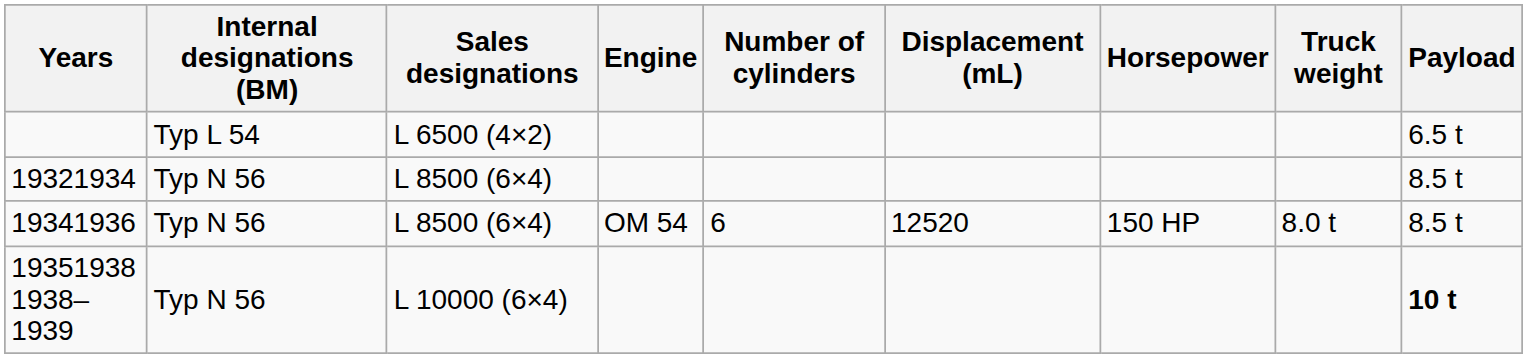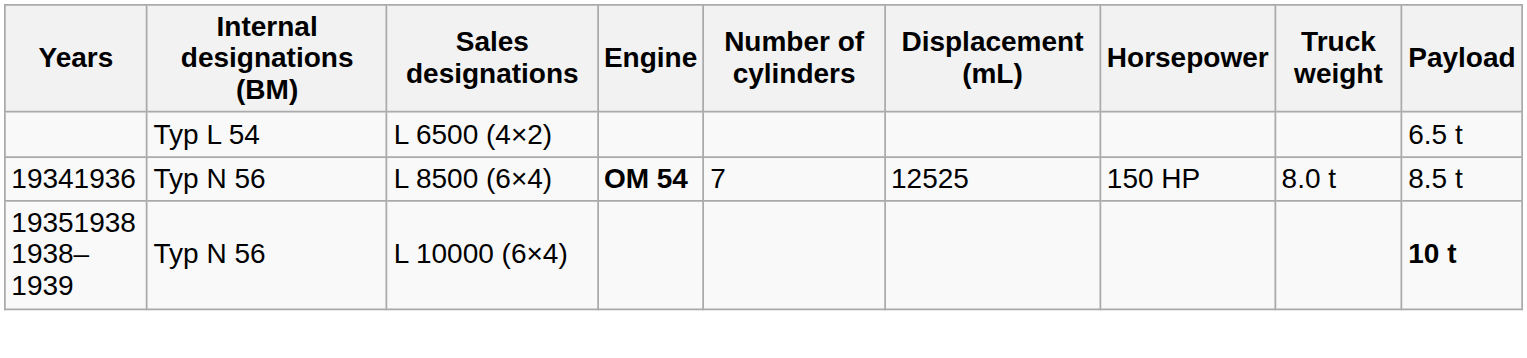- row: (74, 178)
(646, 222) normal -> (646, 178) bold
(718, 222) 6 -> (718, 178) 7
(930, 222) 12520 -> (930, 178) 12525
